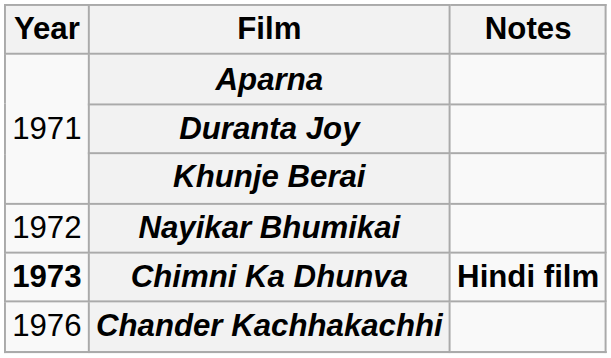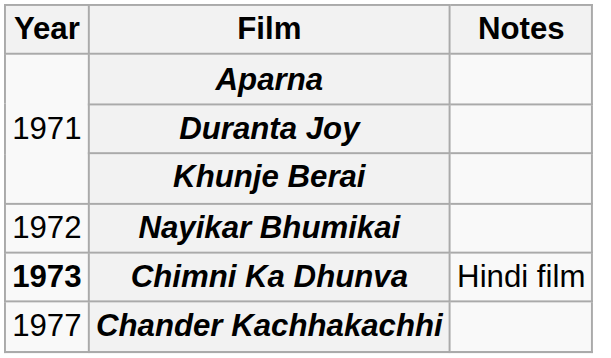(528, 276) bold -> (521, 276) normal
(47, 326) 1976 -> (47, 326) 1977
